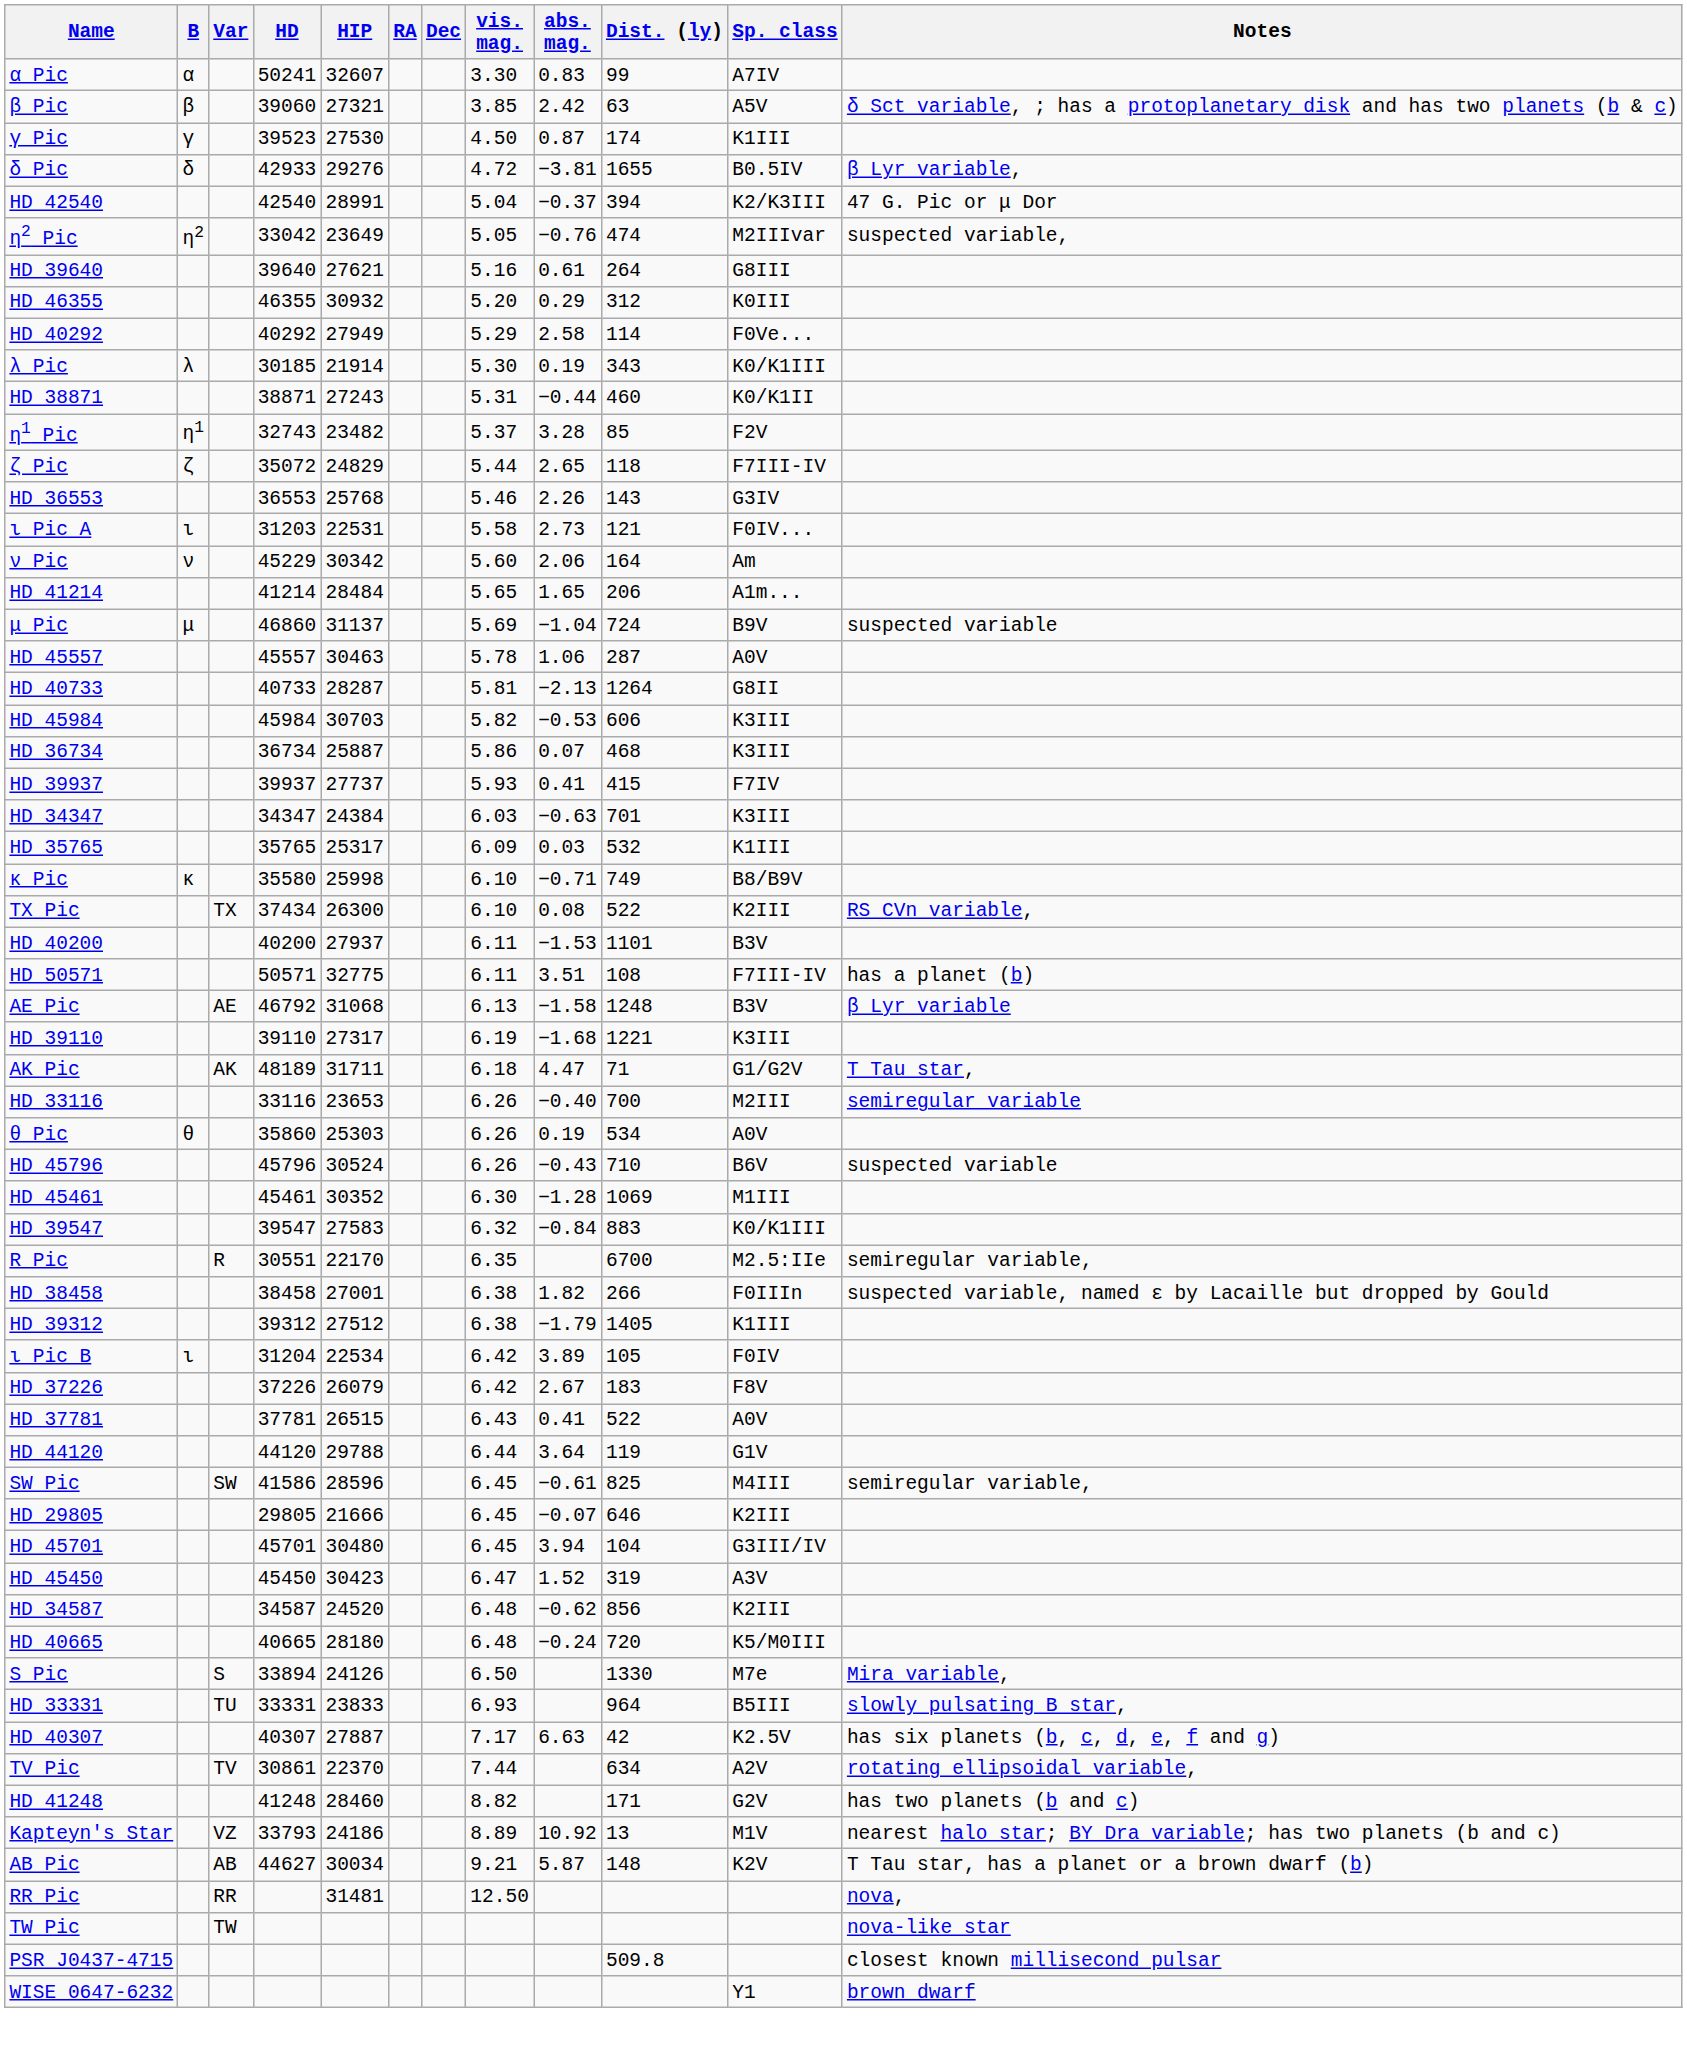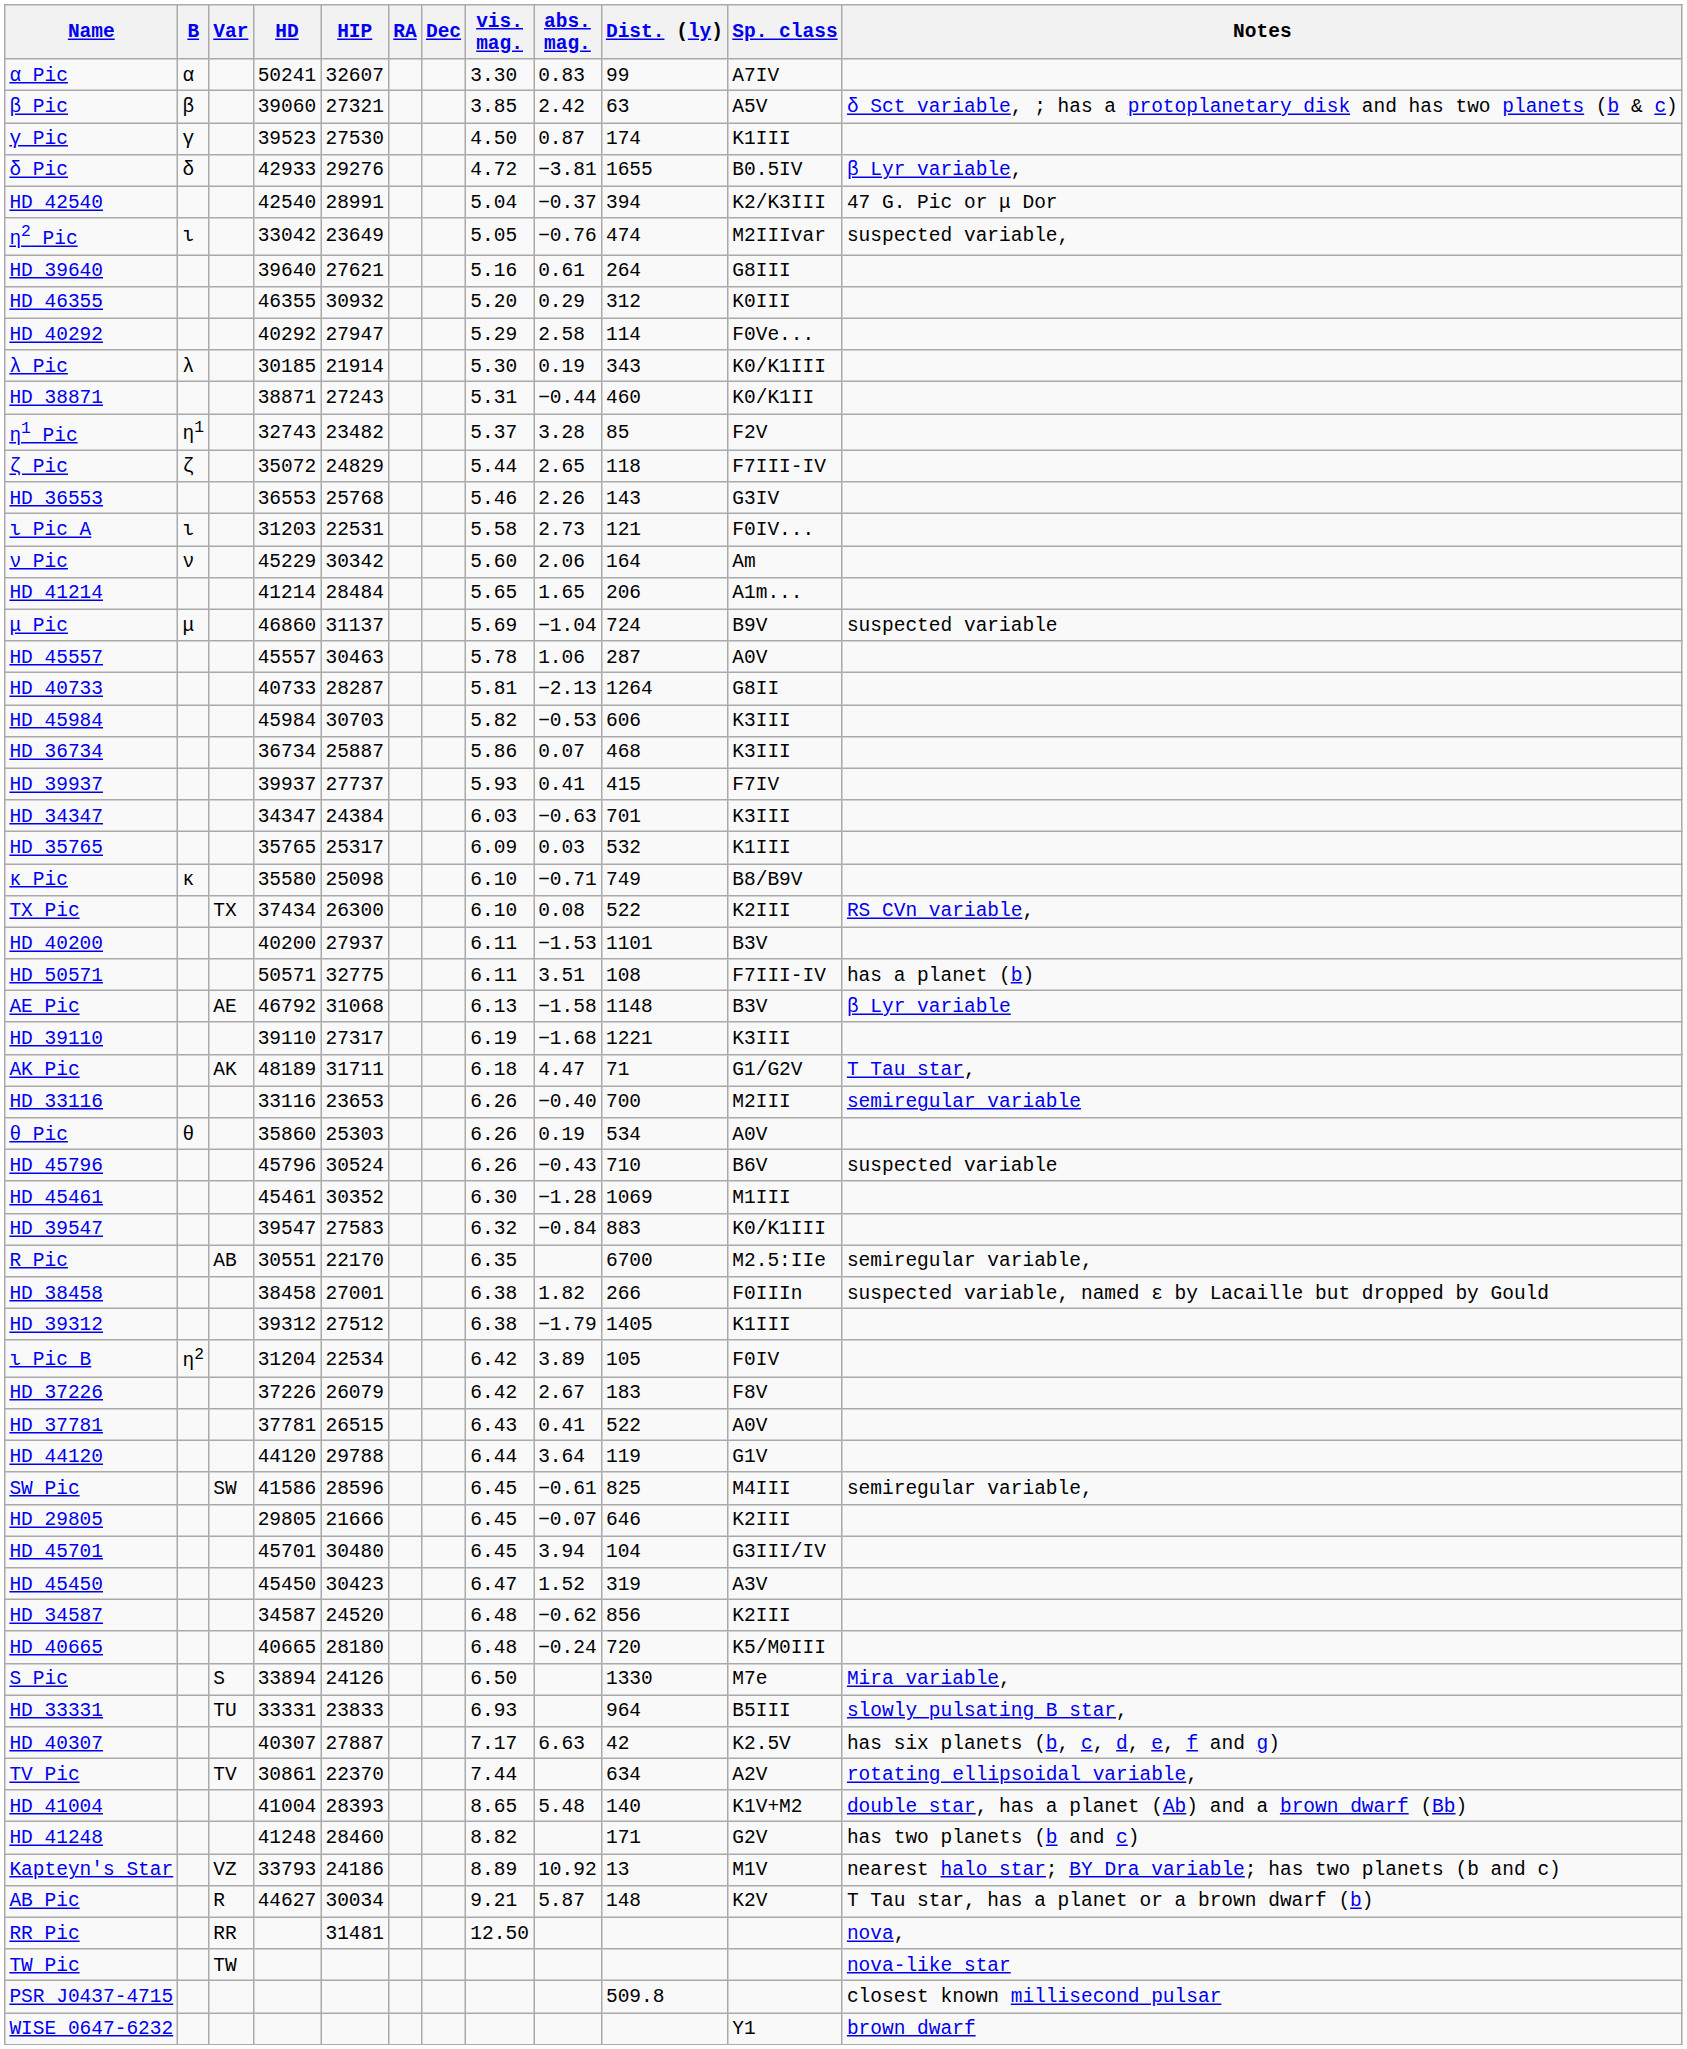(193, 236) η2 -> (188, 236) ι
(355, 334) 27949 -> (355, 334) 27947
(355, 879) 25998 -> (355, 879) 25098
(629, 1007) 1248 -> (629, 1007) 1148
(219, 1261) R -> (225, 1261) AB
(188, 1356) ι -> (193, 1359) η2
+ row: (56, 1806)
(225, 1865) AB -> (219, 1901) R
